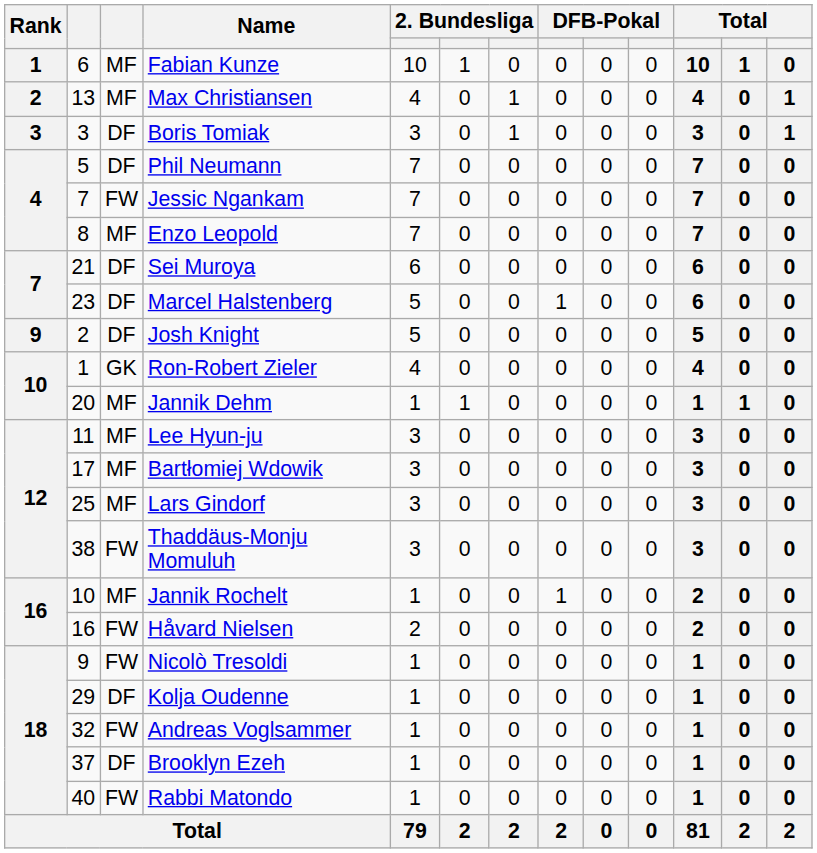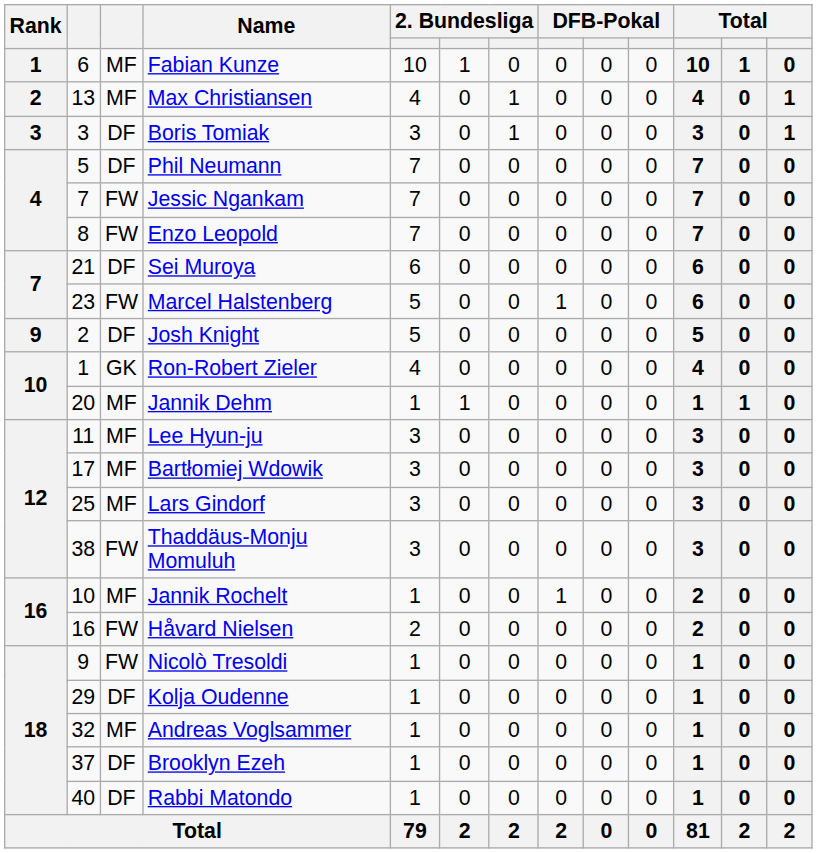(121, 233) MF -> (121, 233) FW
(121, 301) DF -> (121, 301) FW
(121, 730) FW -> (121, 730) MF
(121, 797) FW -> (121, 797) DF
